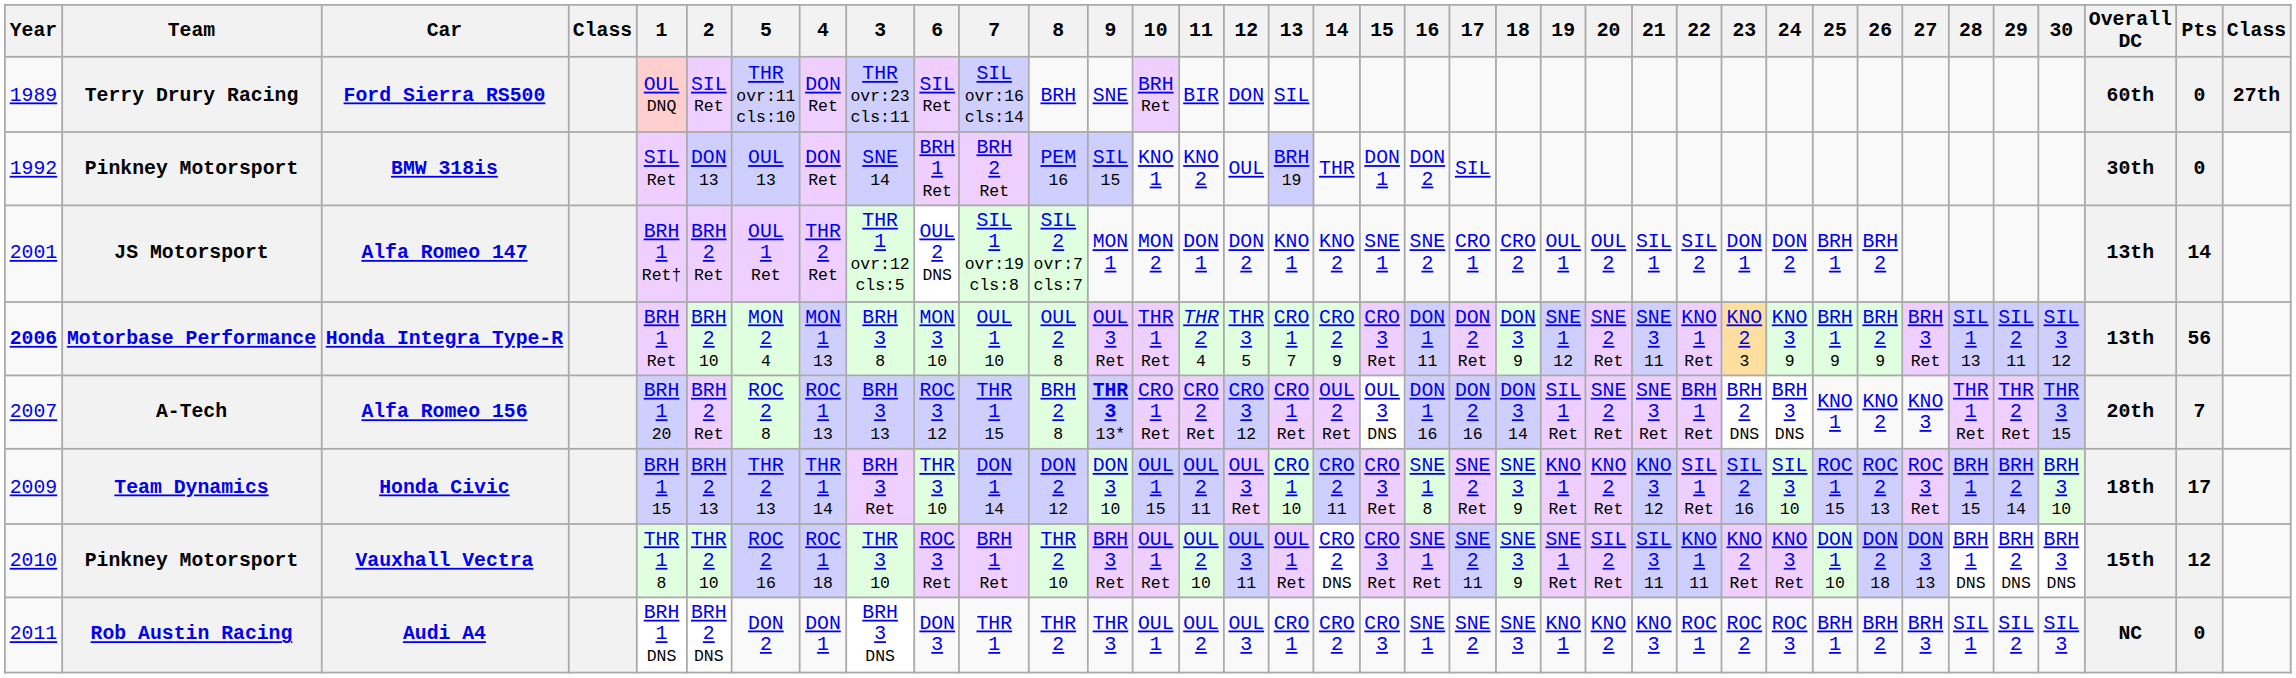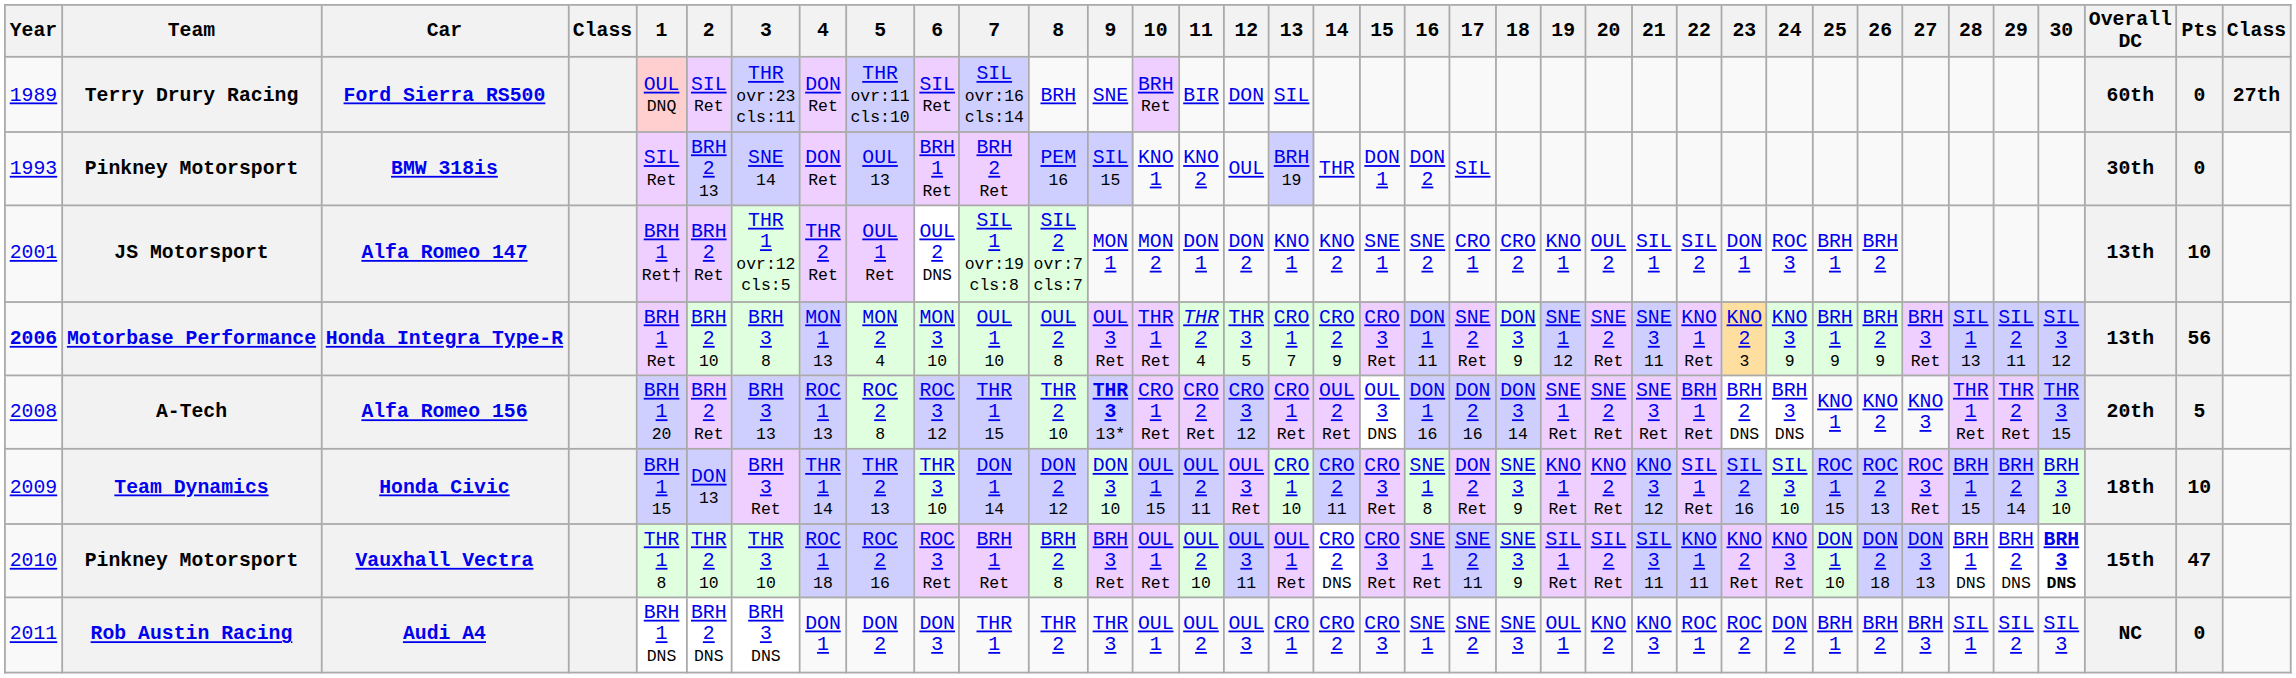columns swapped: (880, 31) <-> (766, 31)
(33, 169) 1992 -> (33, 169) 1993
(709, 169) DON 13 -> (709, 169) BRH 2 13
(1563, 254) OUL 1 -> (1563, 254) KNO 1
(1790, 254) DON 2 -> (1790, 254) ROC 3
(2199, 254) 14 -> (2199, 254) 10
(1473, 338) DON 2 Ret -> (1473, 338) SNE 2 Ret
(33, 413) 2007 -> (33, 413) 2008
(1058, 413) BRH 2 8 -> (1058, 413) THR 2 10
(1563, 413) SIL 1 Ret -> (1563, 413) SNE 1 Ret
(2199, 413) 7 -> (2199, 413) 5
(709, 487) BRH 2 13 -> (709, 487) DON 13
(1473, 487) SNE 2 Ret -> (1473, 487) DON 2 Ret
(2199, 487) 17 -> (2199, 487) 10
(1058, 561) THR 2 10 -> (1058, 561) BRH 2 8
(1563, 561) SNE 1 Ret -> (1563, 561) SIL 1 Ret
(2061, 561) normal -> (2061, 561) bold
(2199, 561) 12 -> (2199, 561) 47
(1563, 635) KNO 1 -> (1563, 635) OUL 1
(1790, 635) ROC 3 -> (1790, 635) DON 2
